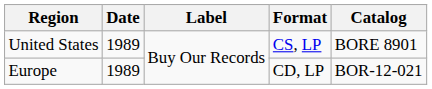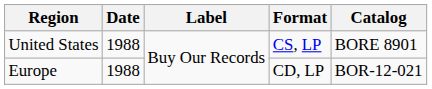(123, 44) 1989 -> (123, 44) 1988
(123, 71) 1989 -> (123, 71) 1988
